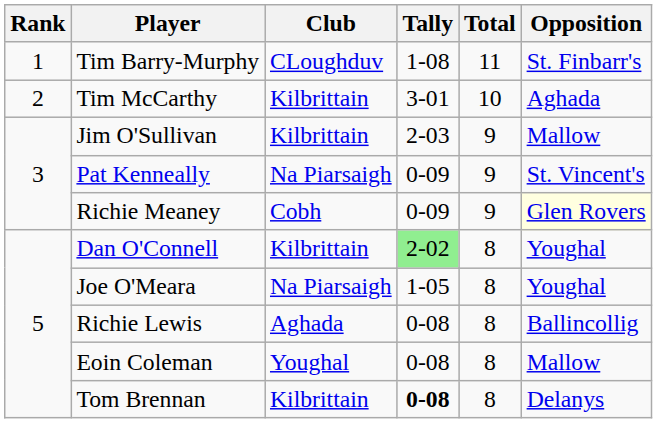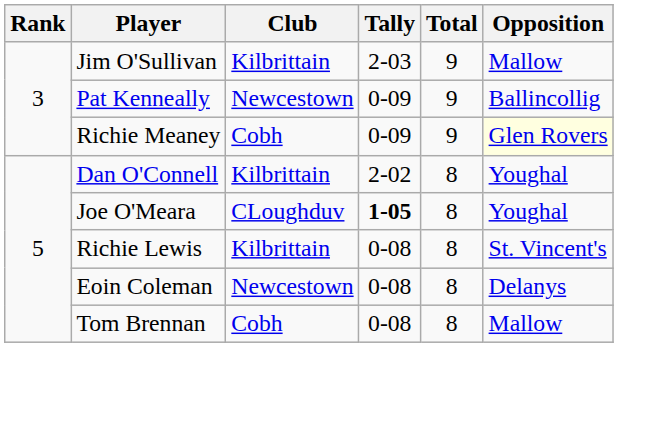- row: (168, 60)
- row: (147, 98)
(331, 173) Na Piarsaigh -> (292, 98) Newcestown
(586, 173) St. Vincent's -> (545, 98) Ballincollig
(428, 248) lightgreen background -> (390, 173) no background
(331, 286) Na Piarsaigh -> (288, 211) CLoughduv
(428, 286) normal -> (390, 211) bold
(307, 323) Aghada -> (281, 248) Kilbrittain
(583, 323) Ballincollig -> (548, 248) St. Vincent's
(310, 361) Youghal -> (292, 286) Newcestown
(563, 361) Mallow -> (527, 286) Delanys
(319, 398) Kilbrittain -> (257, 323) Cobh
(428, 398) bold -> (390, 323) normal
(565, 398) Delanys -> (525, 323) Mallow
